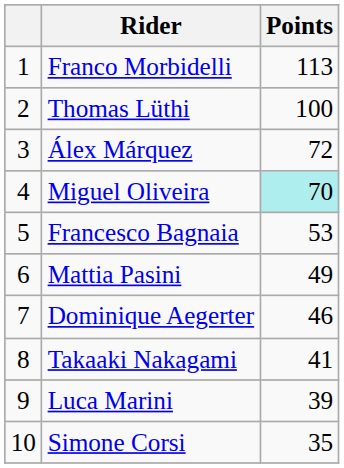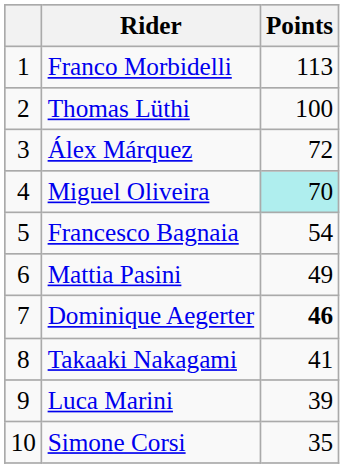(321, 233) 53 -> (321, 233) 54
(321, 316) normal -> (321, 316) bold
